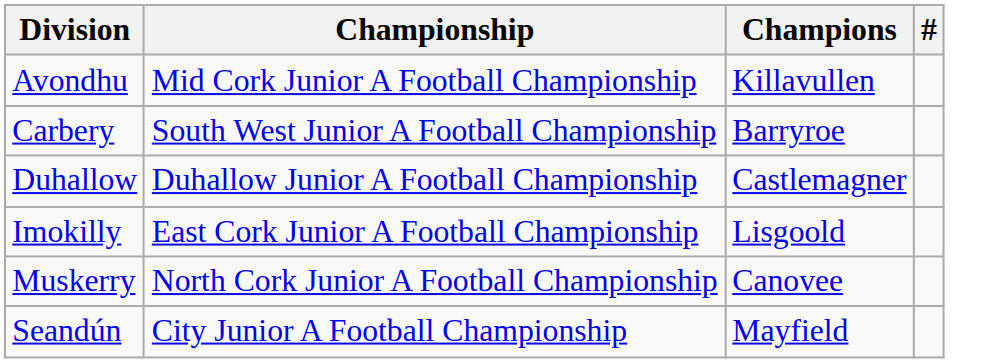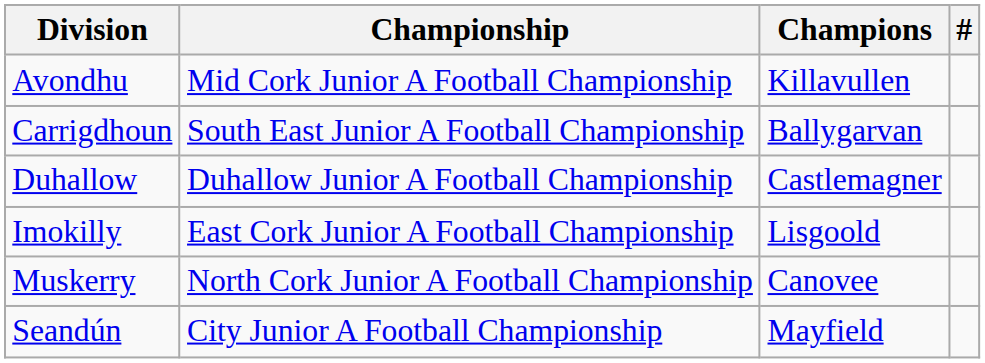- row: (63, 130)
+ row: (92, 130)
